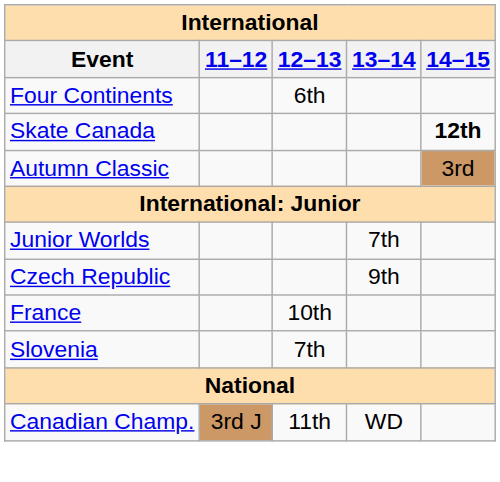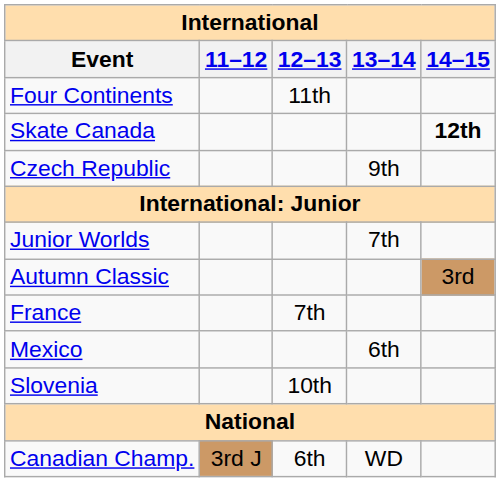(310, 95) 6th -> (310, 95) 11th
rows swapped: (89, 167) <-> (90, 276)
(310, 312) 10th -> (310, 312) 7th
+ row: (46, 349)
(310, 349) 7th -> (310, 385) 10th
(310, 421) 11th -> (310, 458) 6th
